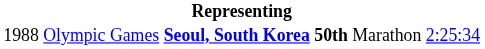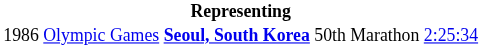(21, 35) 1988 -> (21, 35) 1986
(331, 35) bold -> (330, 35) normal
